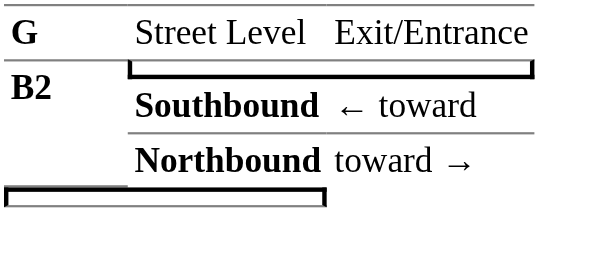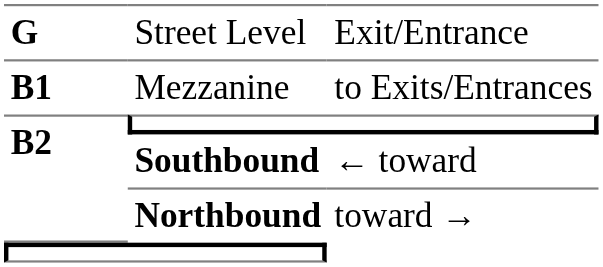+ row: (31, 87)
